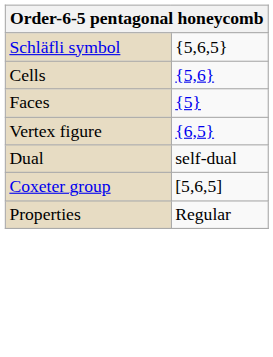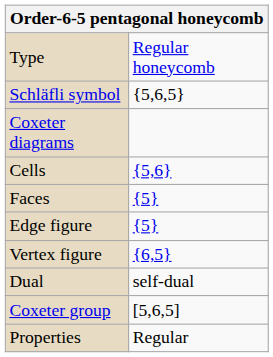+ row: (27, 56)
+ row: (42, 132)
+ row: (51, 226)
